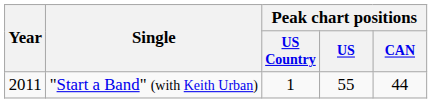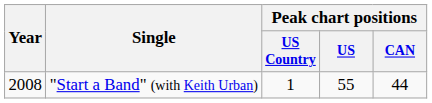(25, 84) 2011 -> (25, 84) 2008
